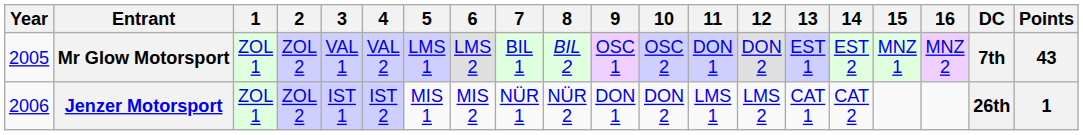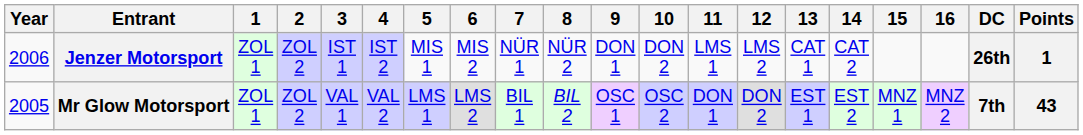rows swapped: (144, 57) <-> (144, 105)
